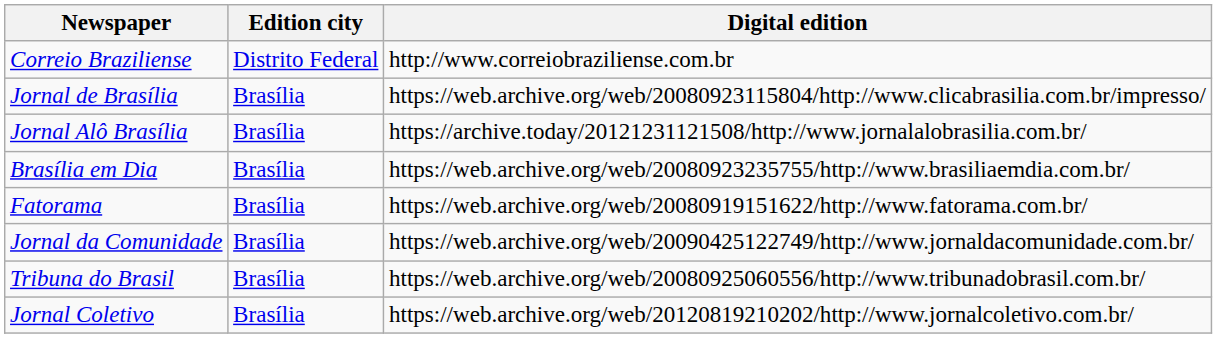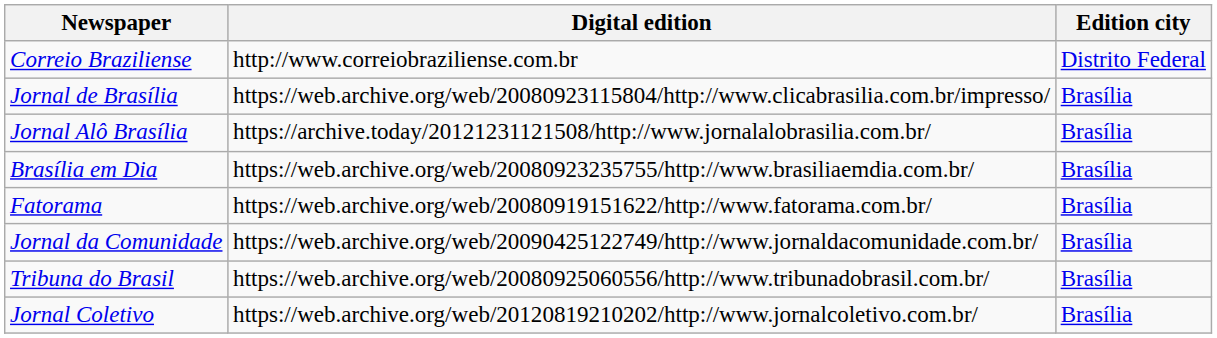columns swapped: (306, 22) <-> (797, 22)
